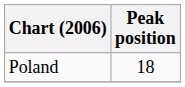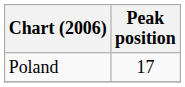(145, 67) 18 -> (145, 67) 17
